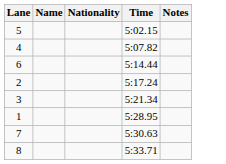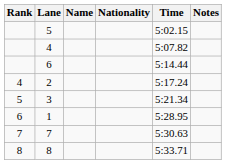+ column: (20, 13)
